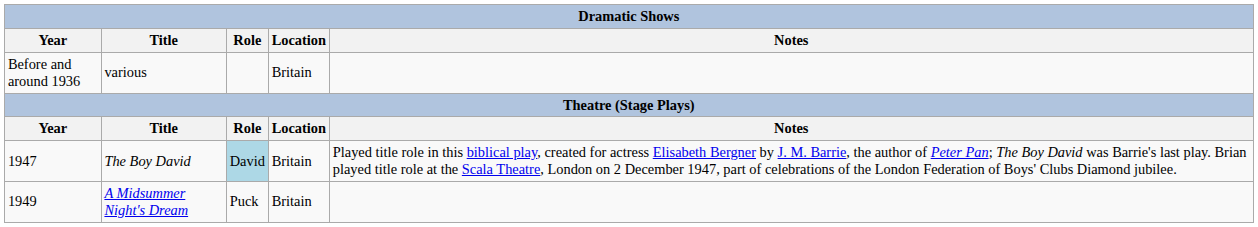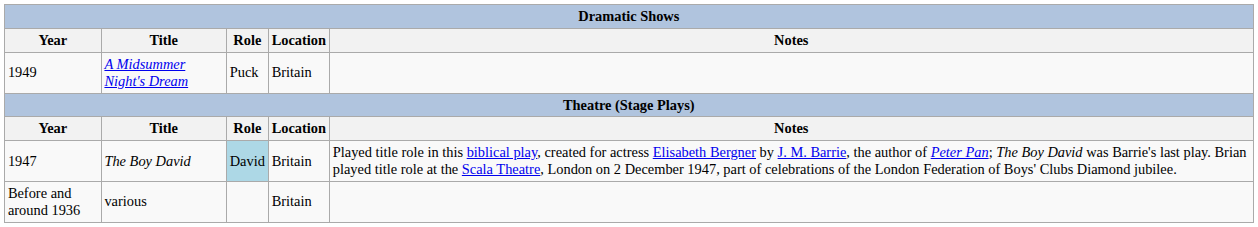rows swapped: (126, 72) <-> (146, 201)
